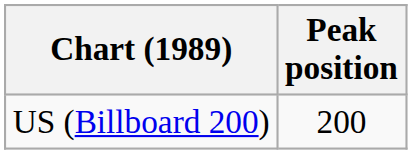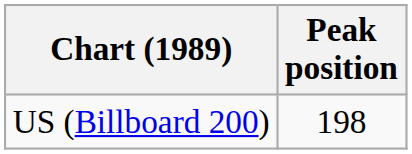(341, 121) 200 -> (341, 121) 198
